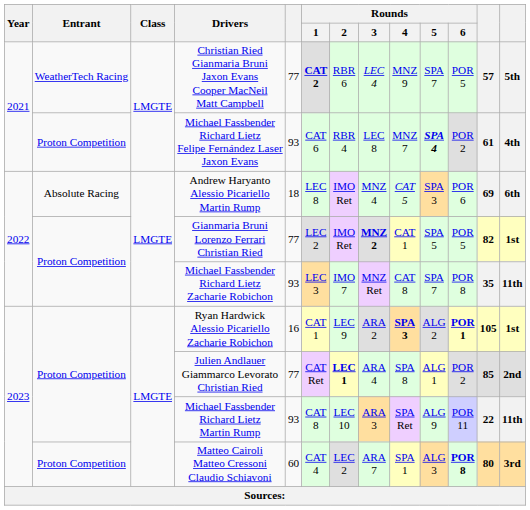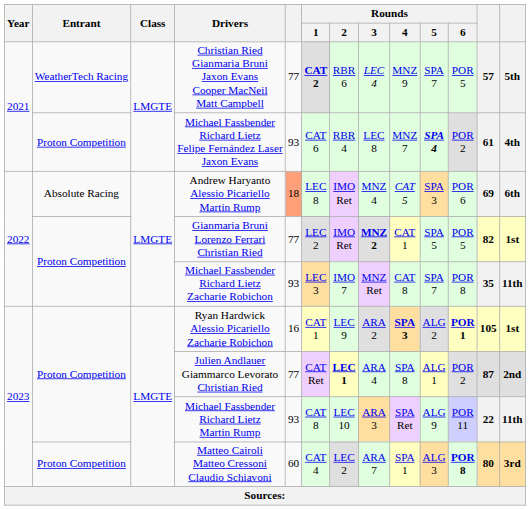(294, 194) no background -> (294, 194) lightsalmon background
(488, 374) 85 -> (488, 374) 87
